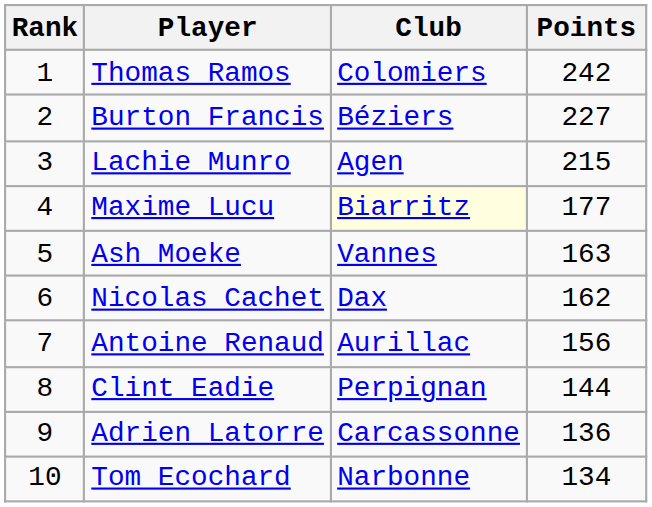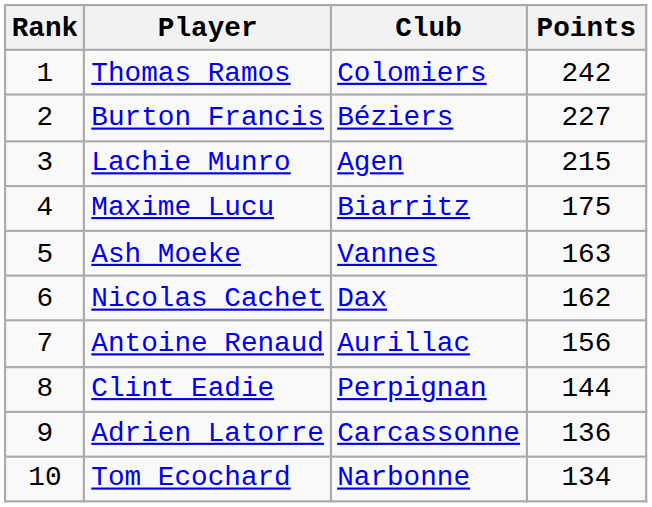(404, 208) lightyellow background -> (404, 208) no background
(586, 208) 177 -> (586, 208) 175
